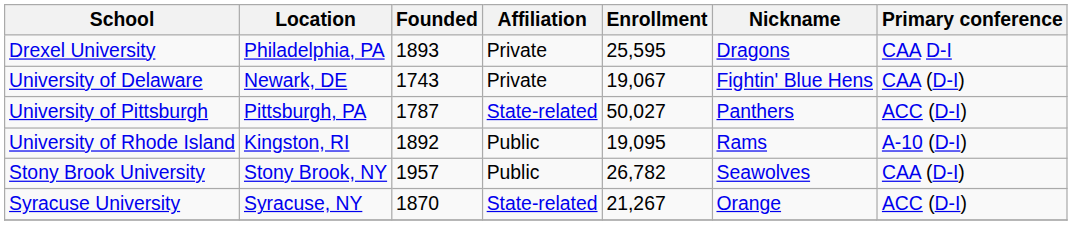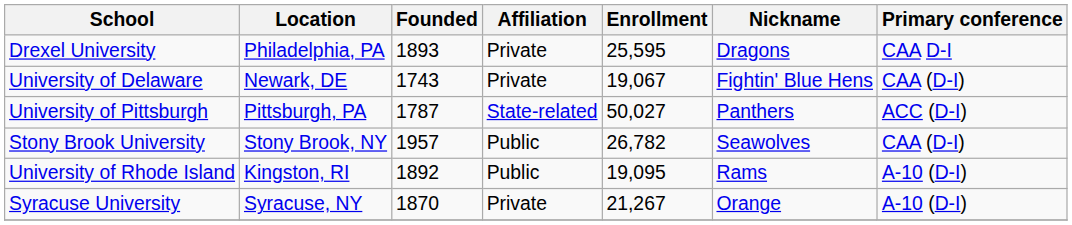rows swapped: (122, 142) <-> (107, 173)
(542, 204) State-related -> (517, 204) Private
(924, 204) ACC (D-I) -> (924, 204) A-10 (D-I)
